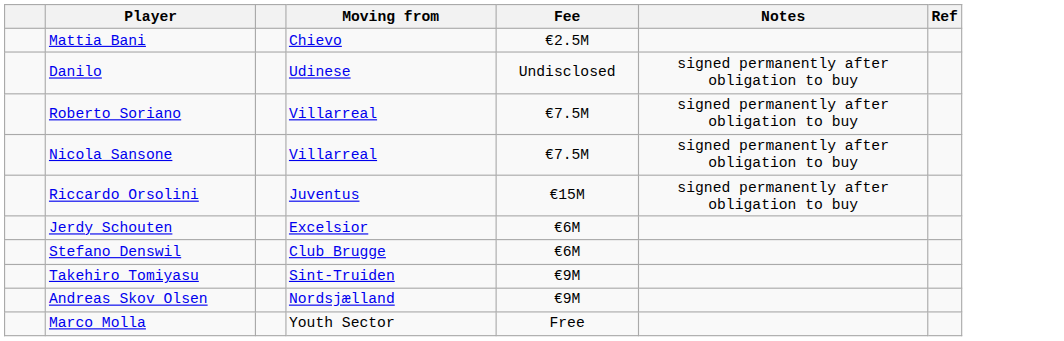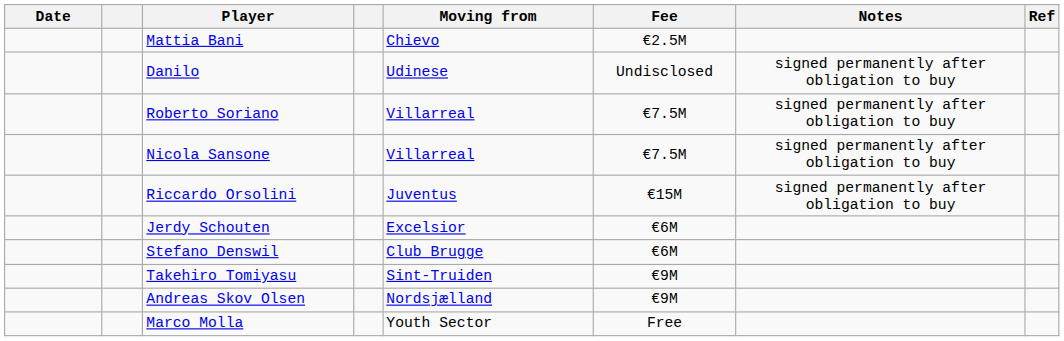+ column: (53, 17)
